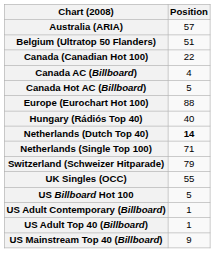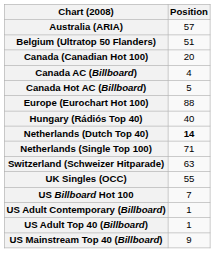(189, 57) 22 -> (189, 57) 20
(189, 164) 79 -> (189, 164) 63
(189, 194) 5 -> (189, 194) 7
